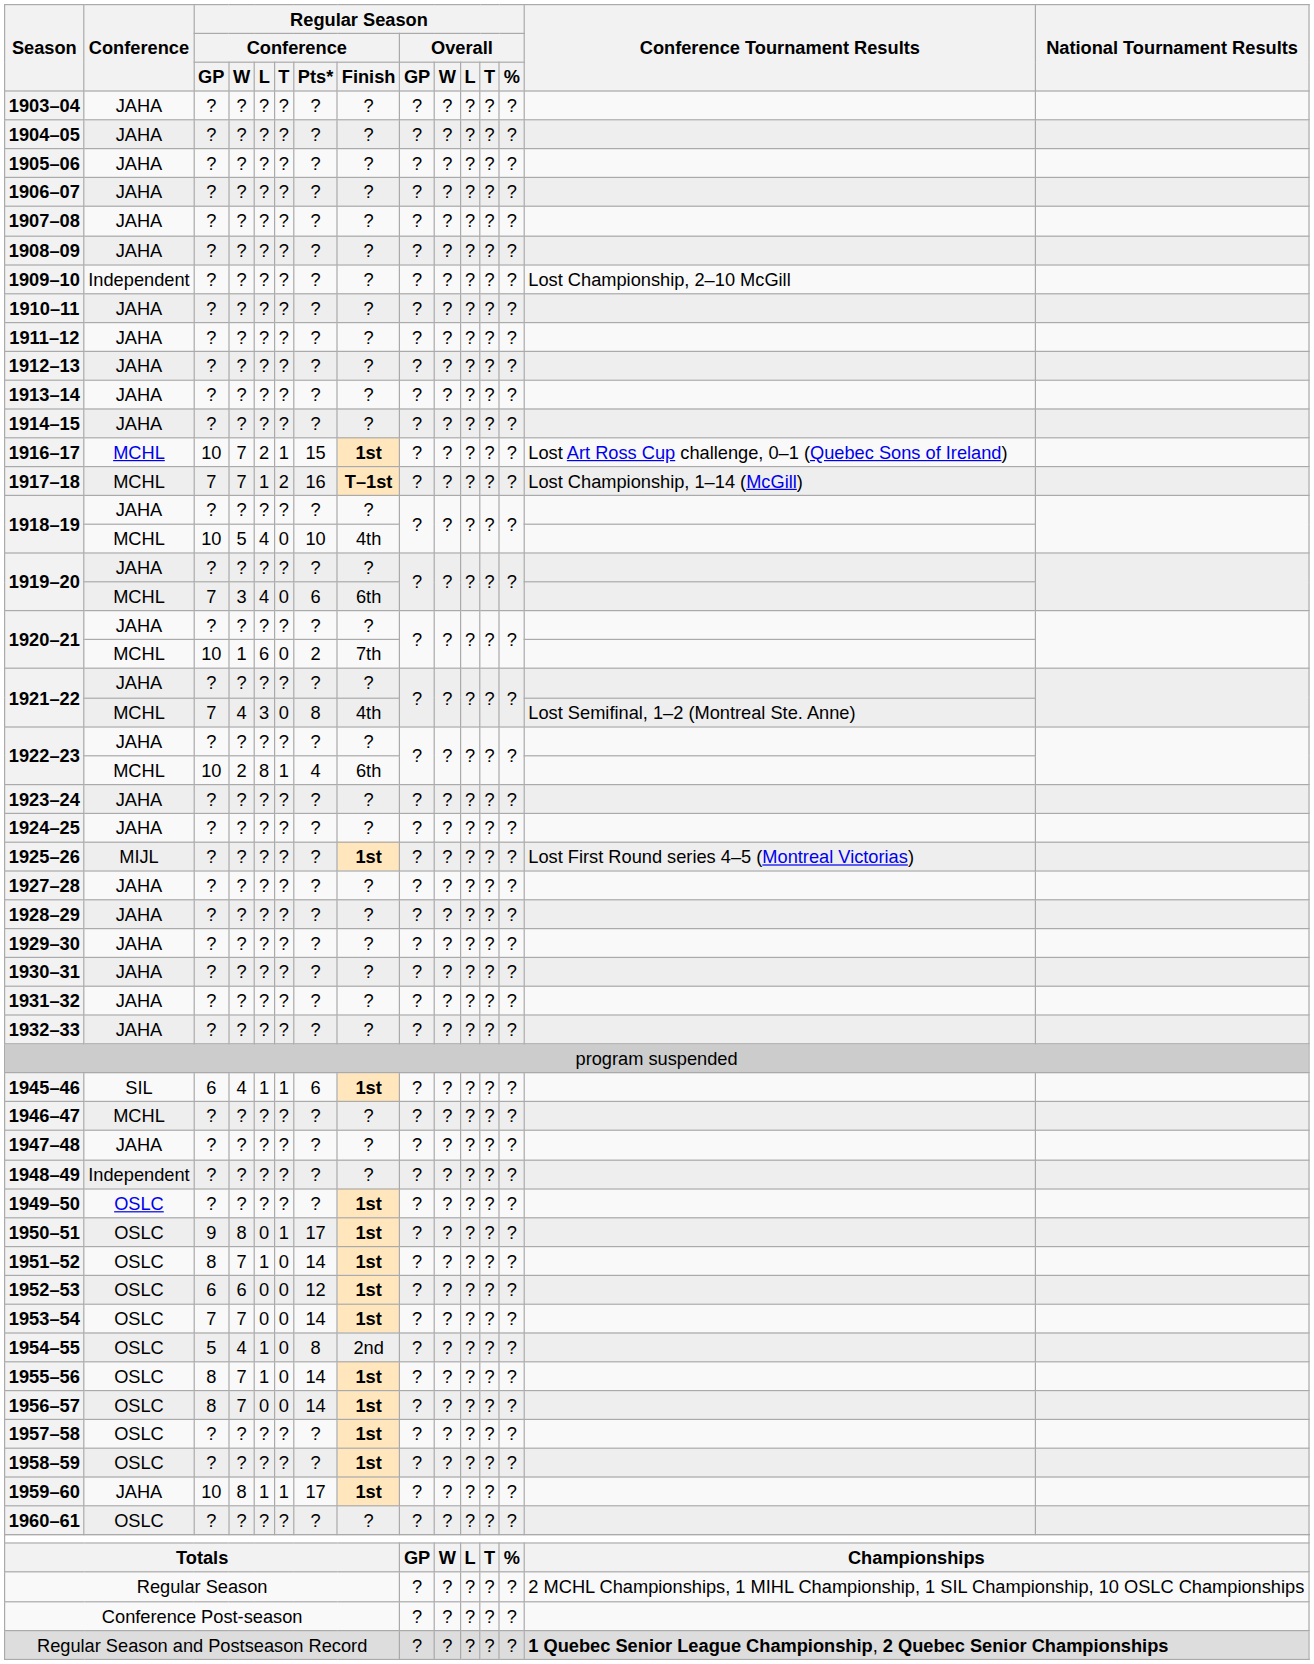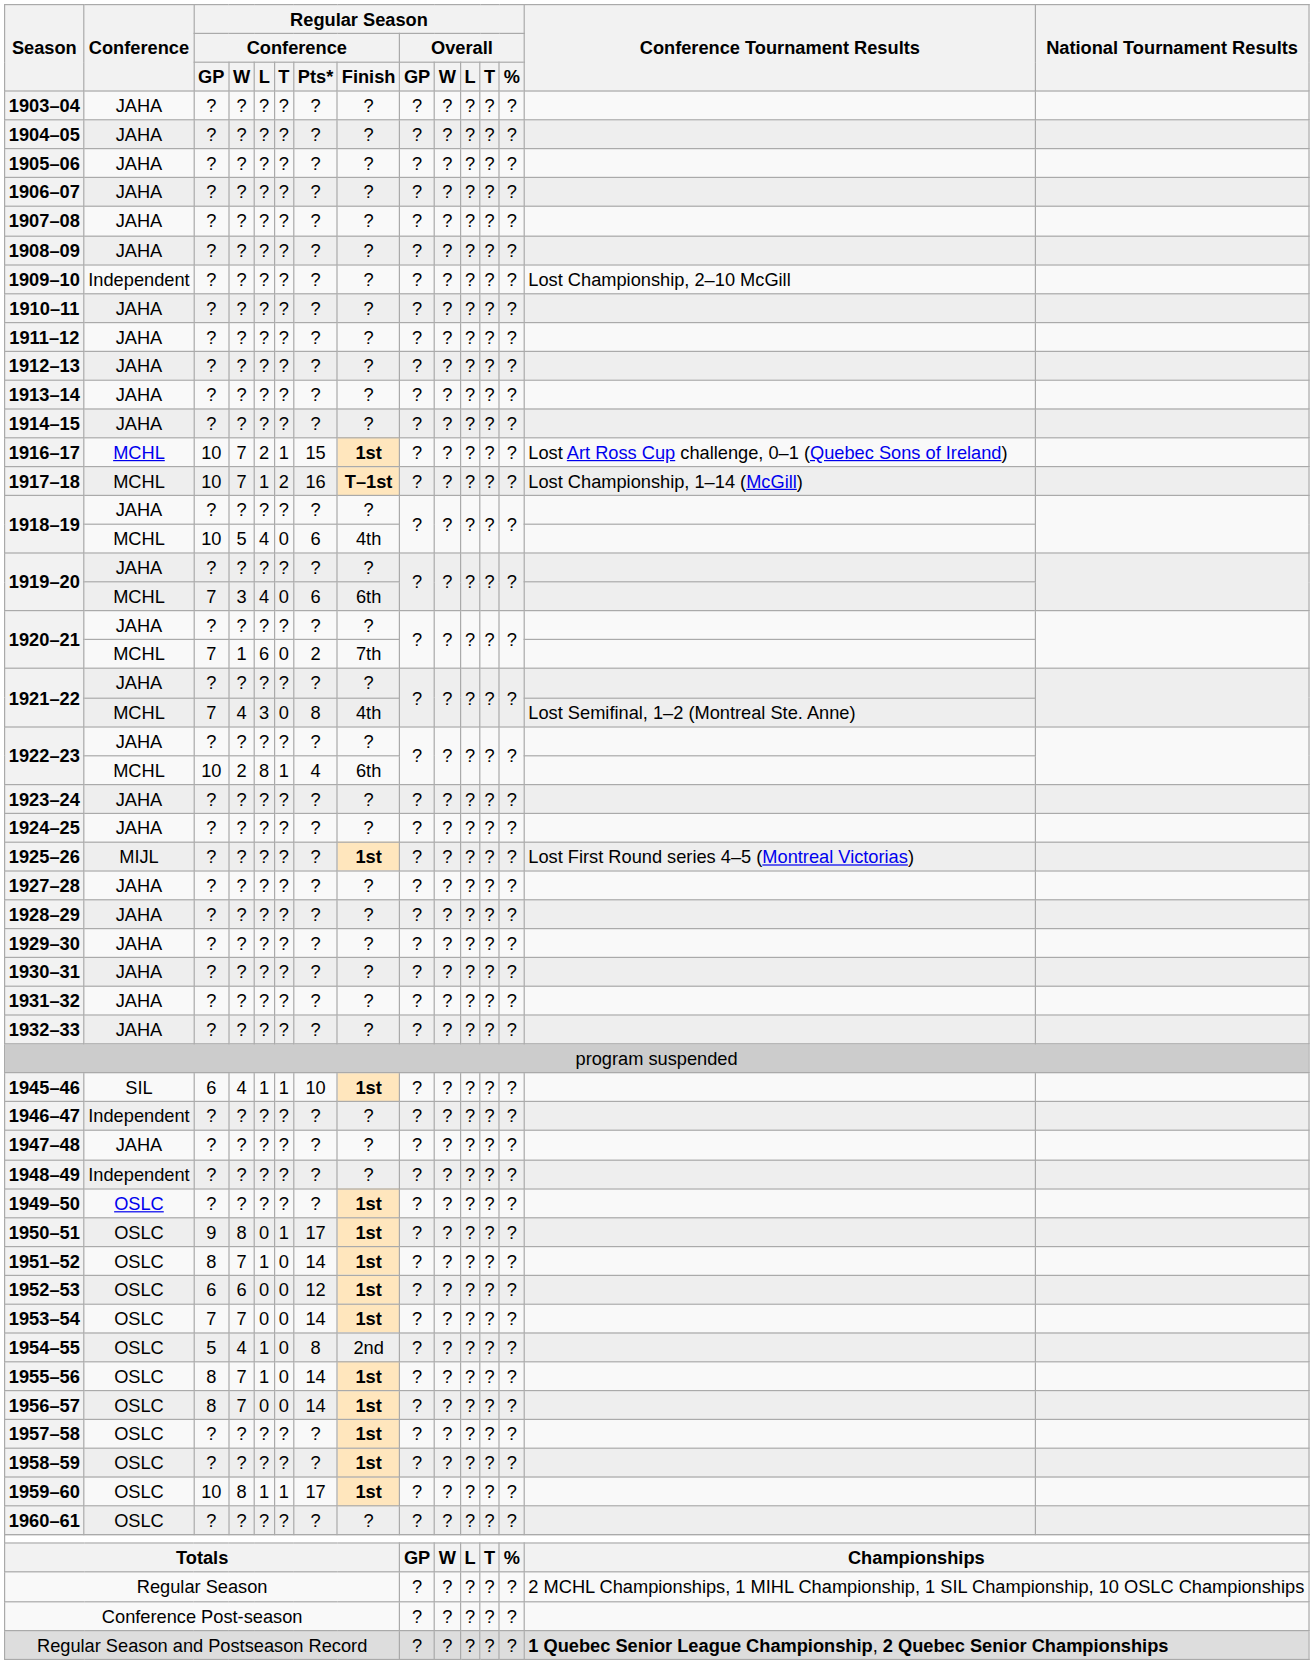(211, 481) 7 -> (211, 481) 10
(316, 539) 10 -> (316, 539) 6
(211, 654) 10 -> (211, 654) 7
(316, 1088) 6 -> (316, 1088) 10
(139, 1116) MCHL -> (139, 1116) Independent
(139, 1492) JAHA -> (139, 1492) OSLC
